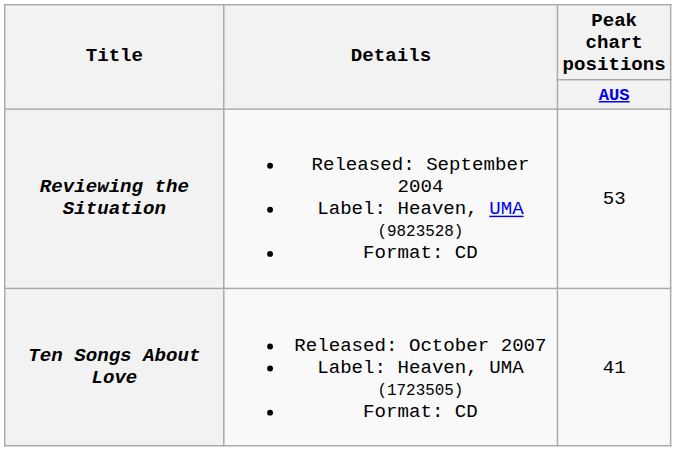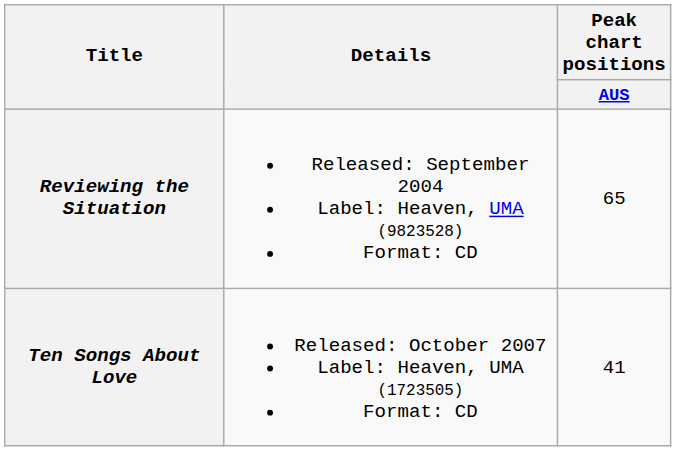(614, 199) 53 -> (614, 199) 65
